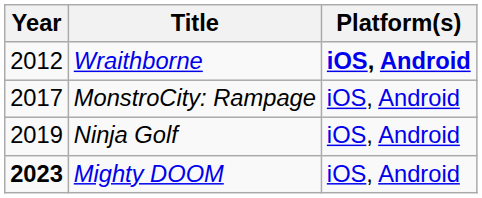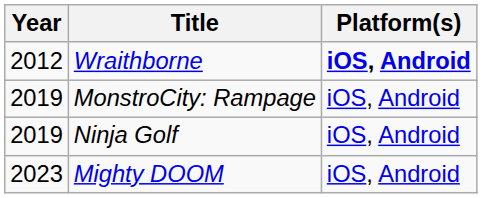(37, 98) 2017 -> (37, 98) 2019
(37, 173) bold -> (37, 173) normal
